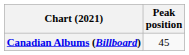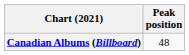(164, 42) 45 -> (164, 42) 48
